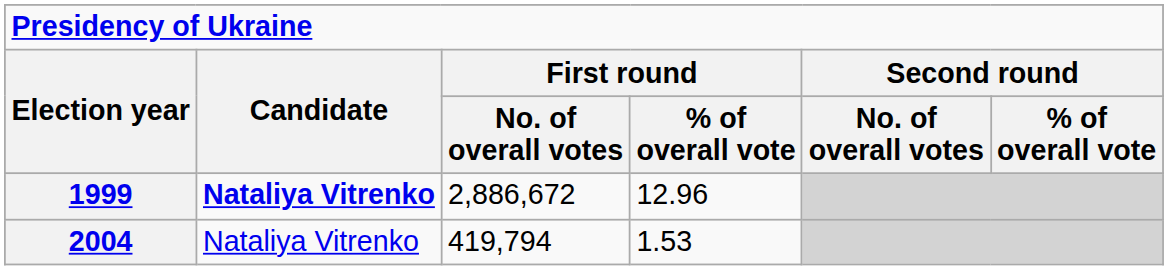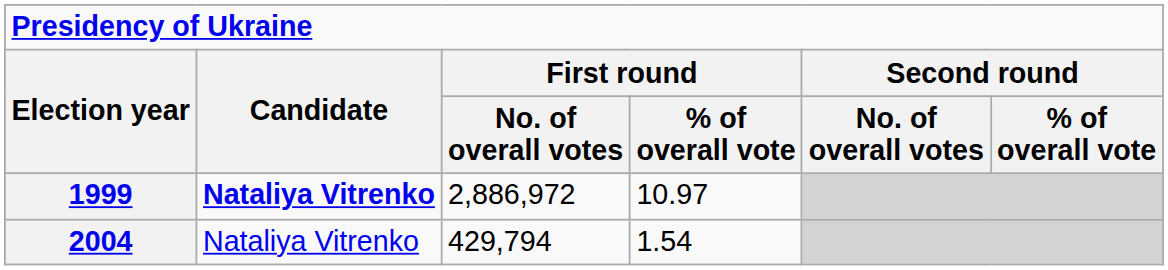(512, 195) 2,886,672 -> (512, 195) 2,886,972
(672, 195) 12.96 -> (672, 195) 10.97
(500, 241) 419,794 -> (500, 241) 429,794
(664, 241) 1.53 -> (664, 241) 1.54
